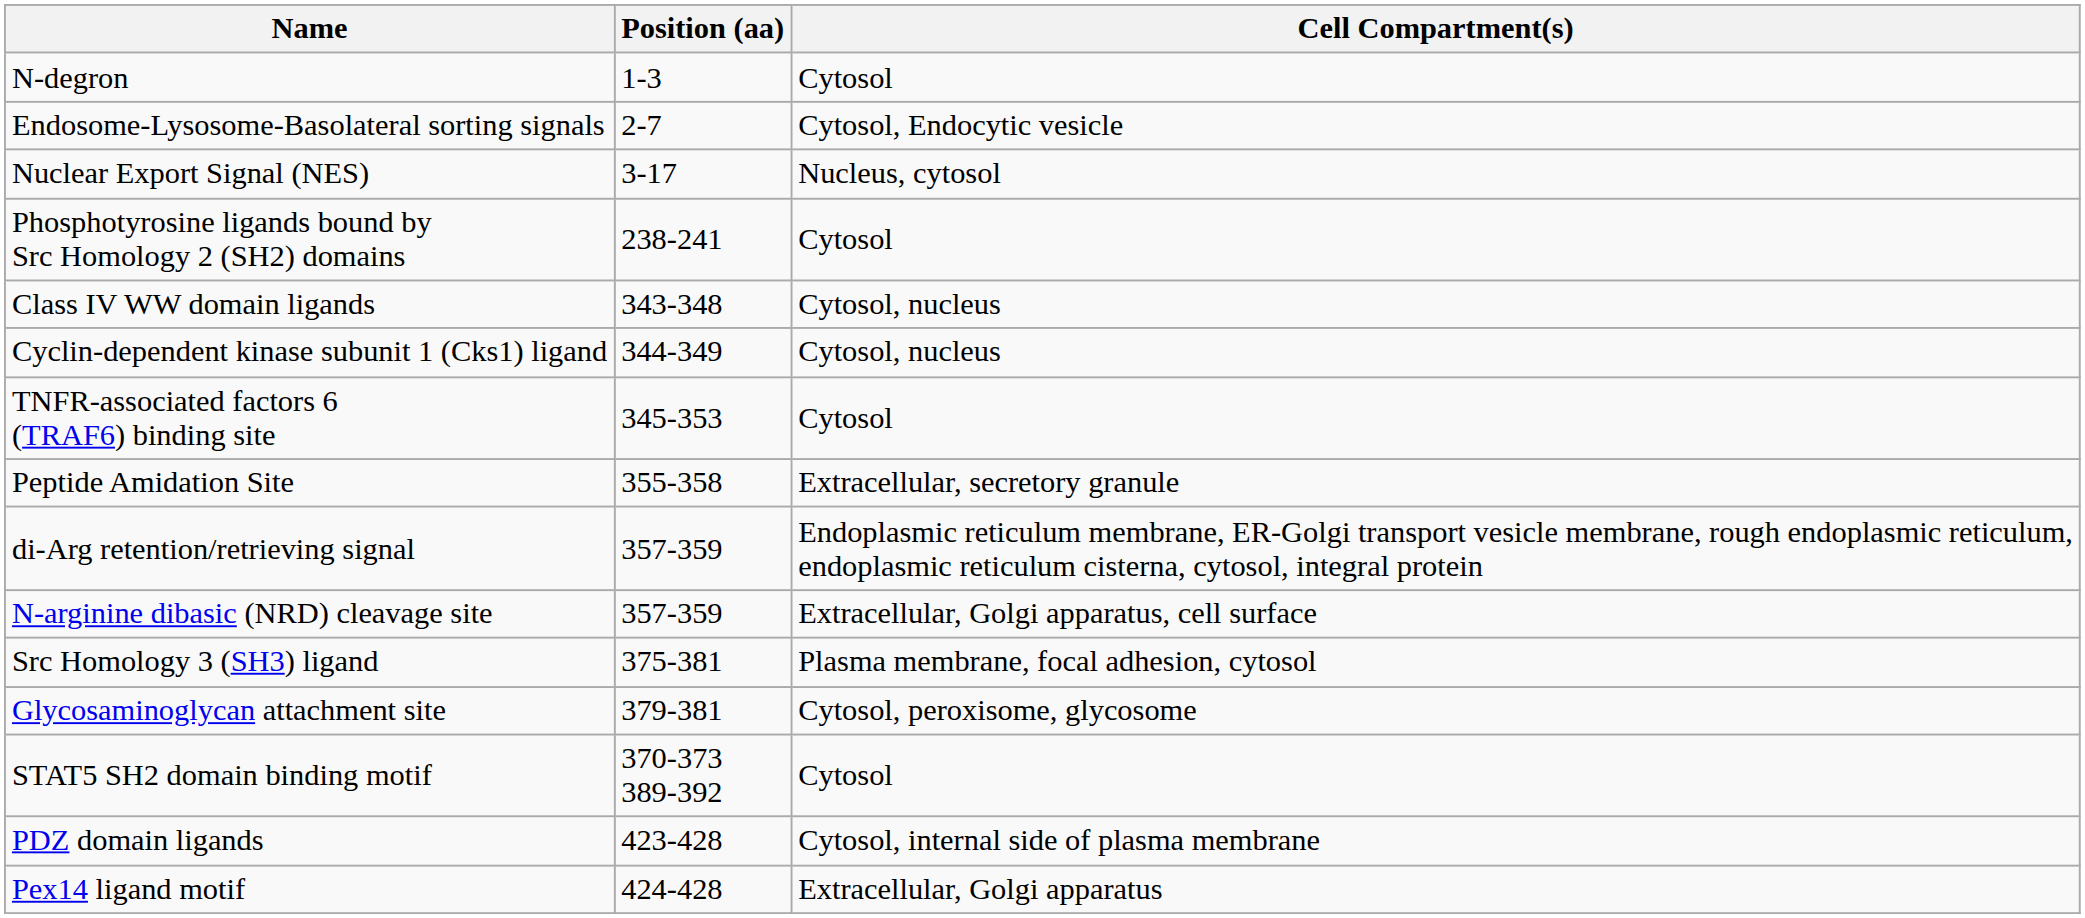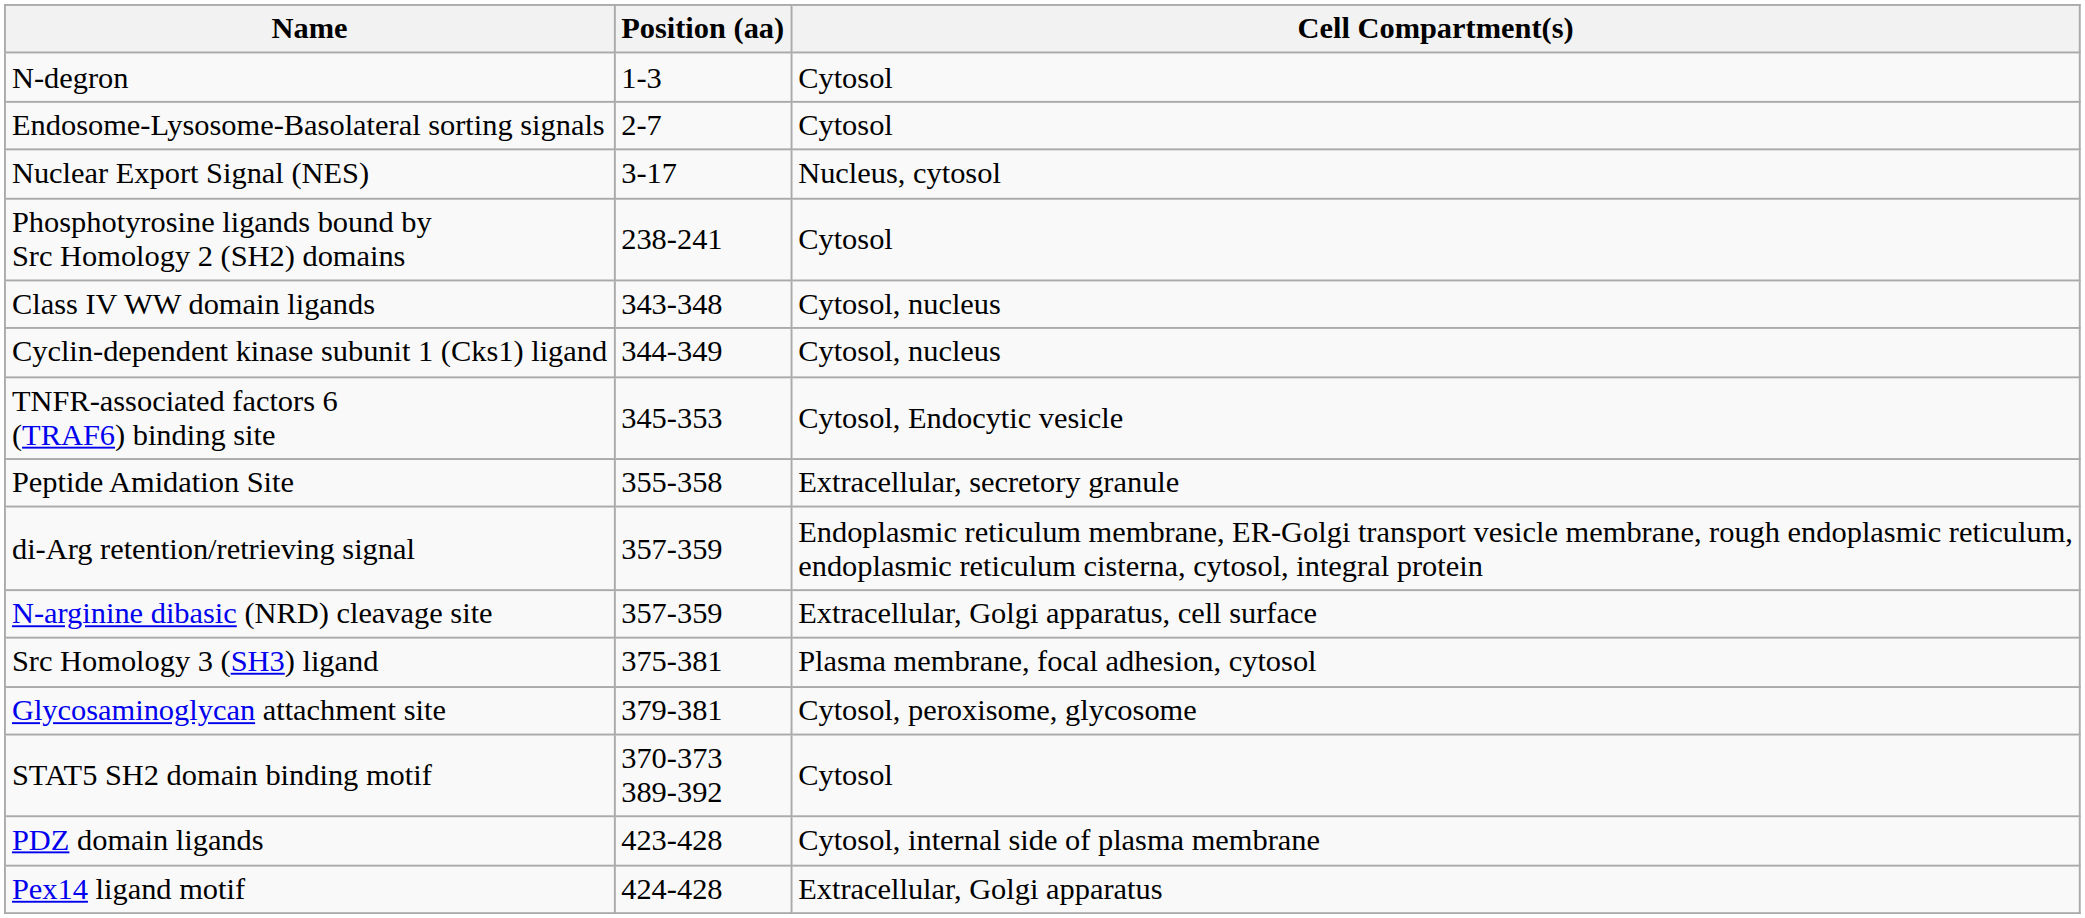(961, 125) Cytosol, Endocytic vesicle -> (846, 125) Cytosol
(846, 417) Cytosol -> (961, 417) Cytosol, Endocytic vesicle
